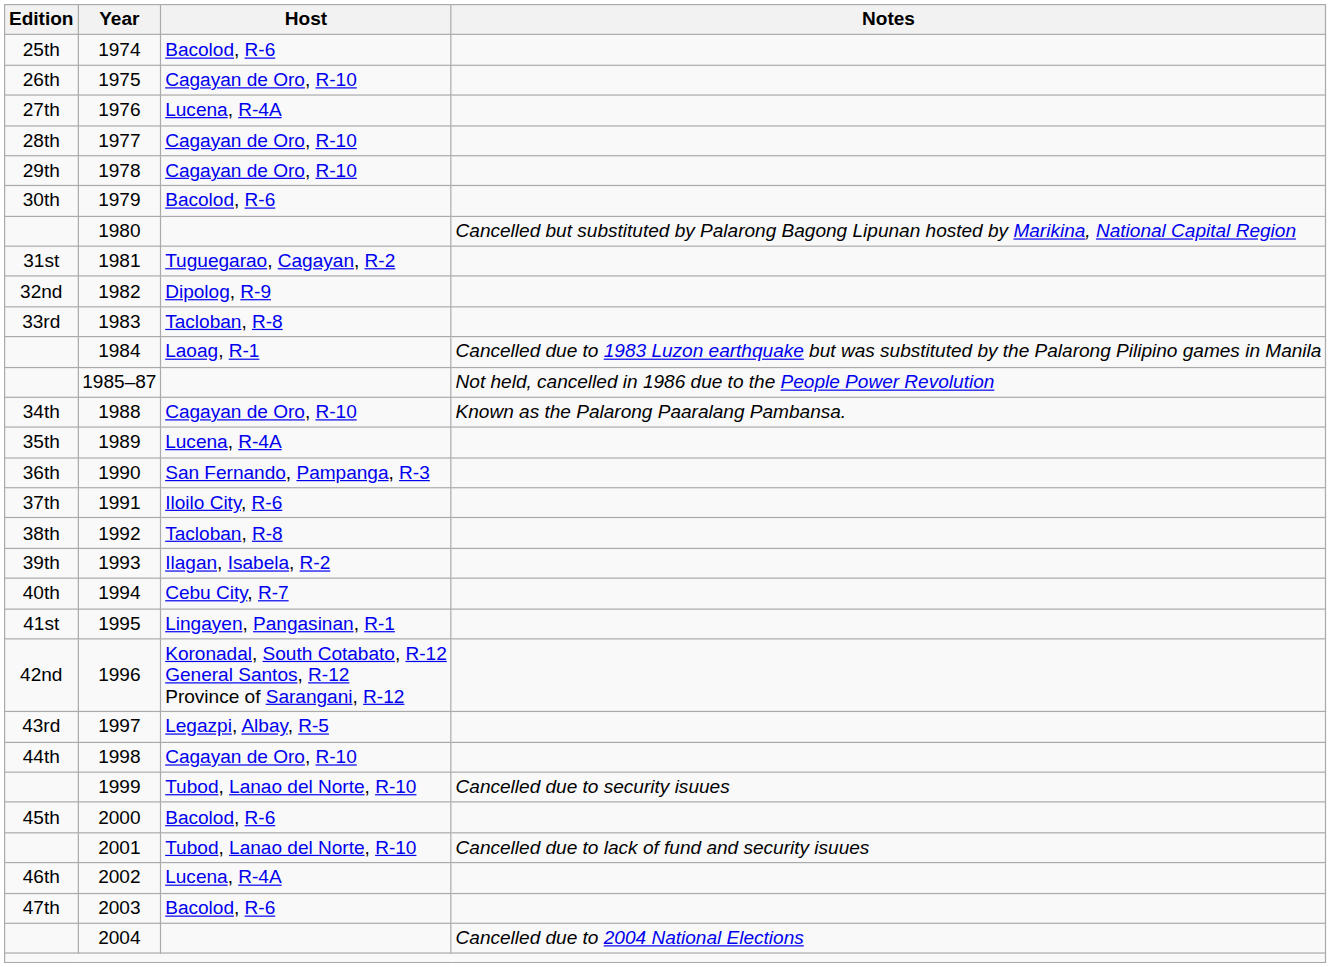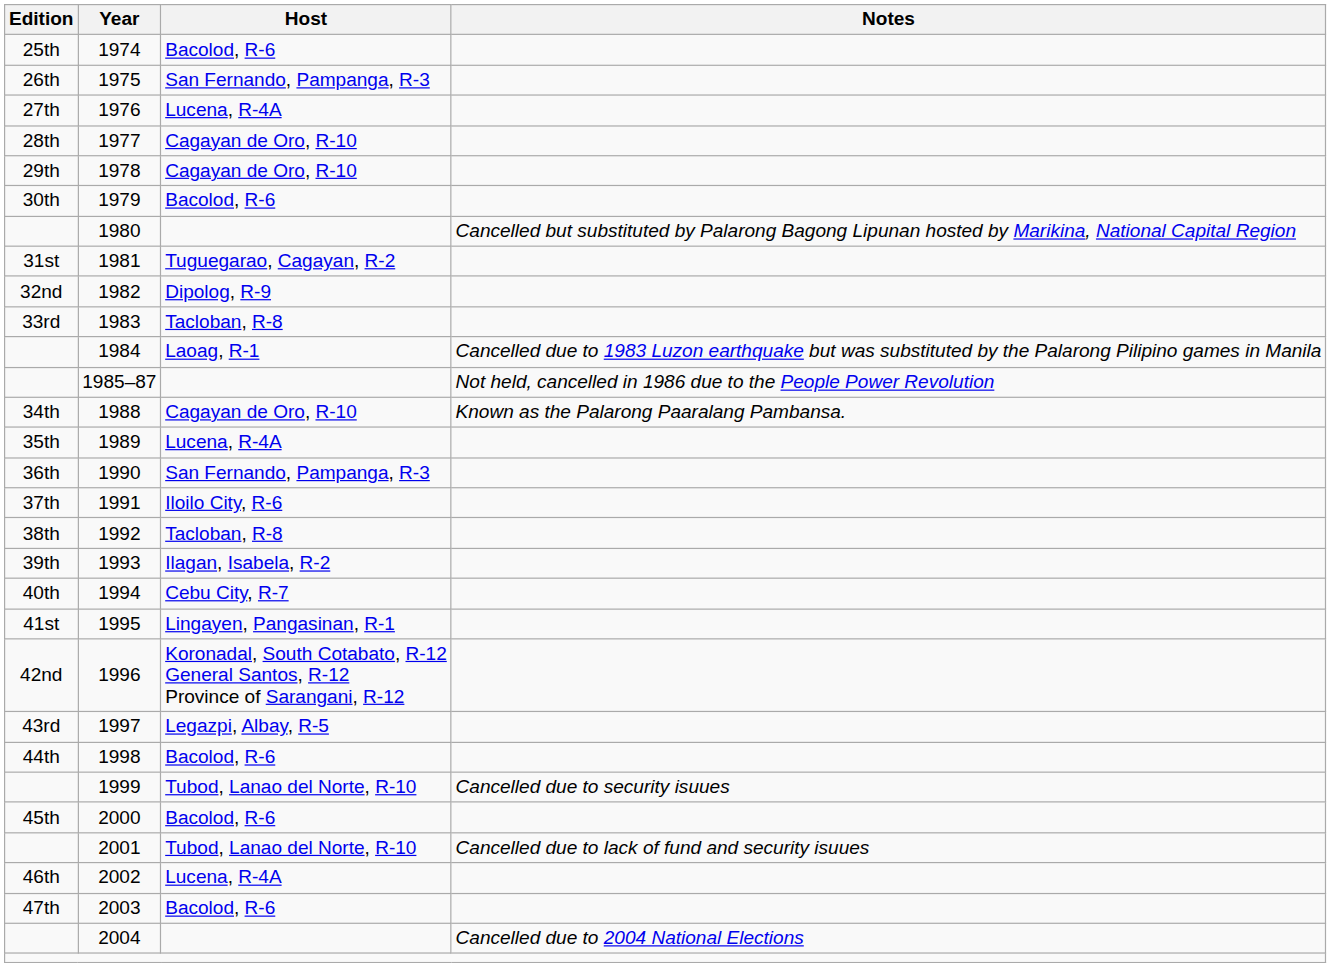(261, 79) Cagayan de Oro, R-10 -> (297, 79) San Fernando, Pampanga, R-3
(261, 756) Cagayan de Oro, R-10 -> (220, 756) Bacolod, R-6
